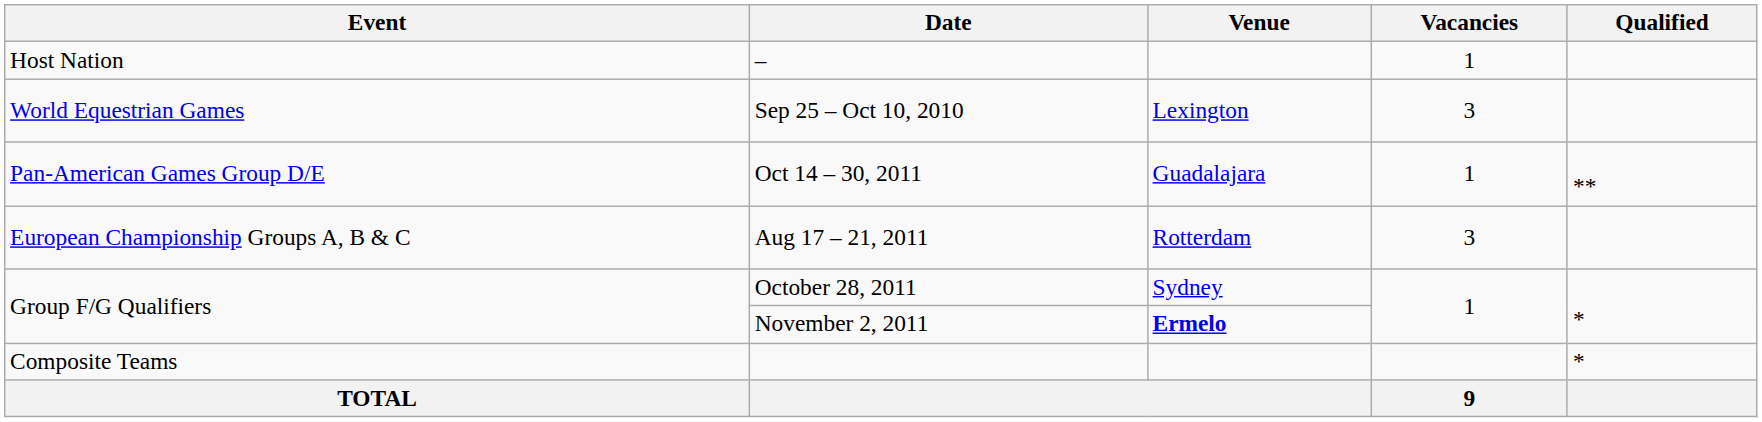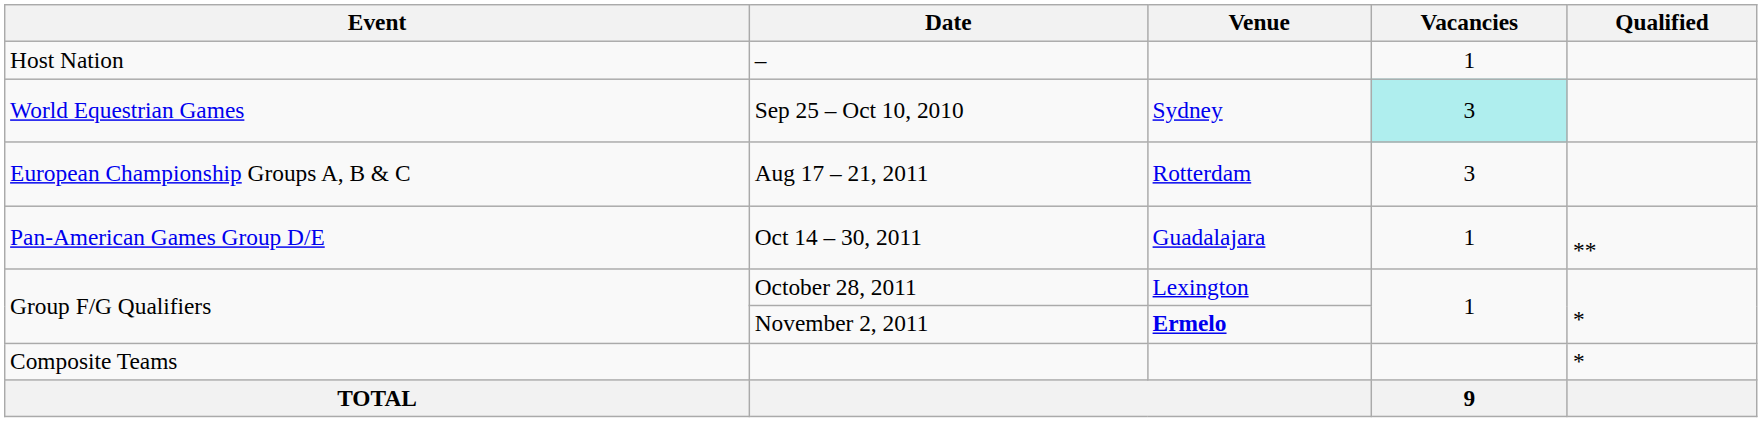(1201, 110) Lexington -> (1188, 110) Sydney
(1469, 110) no background -> (1469, 110) paleturquoise background
rows swapped: (210, 236) <-> (167, 173)
(1188, 287) Sydney -> (1201, 287) Lexington
